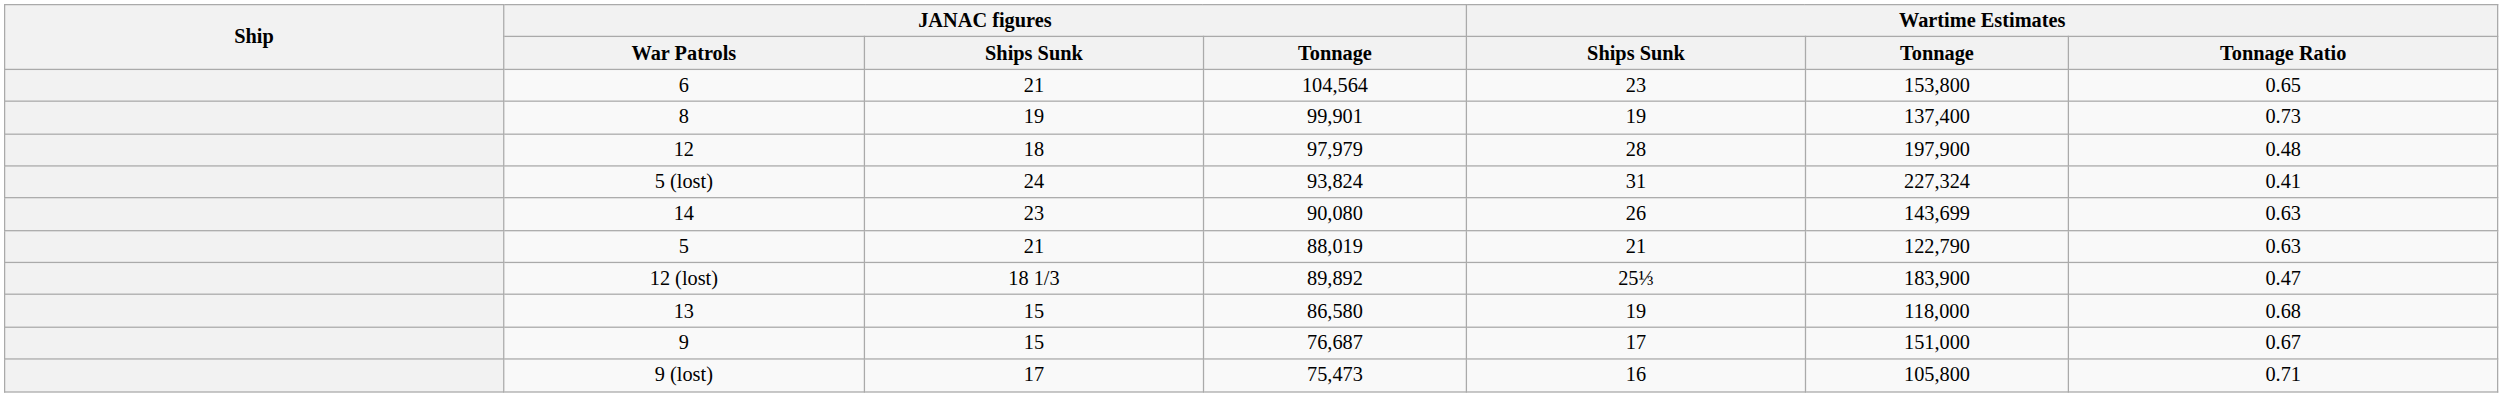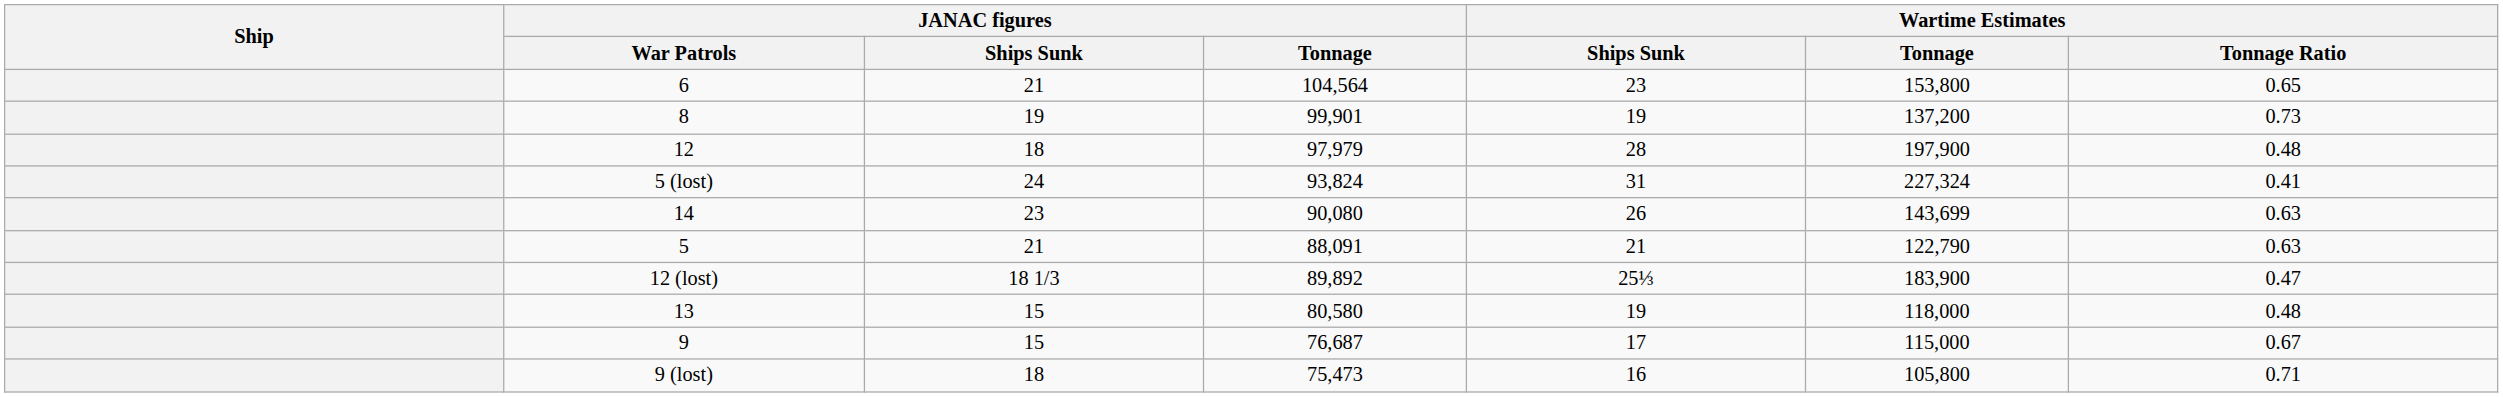(1937, 117) 137,400 -> (1937, 117) 137,200
(1335, 246) 88,019 -> (1335, 246) 88,091
(1335, 310) 86,580 -> (1335, 310) 80,580
(2283, 310) 0.68 -> (2283, 310) 0.48
(1937, 342) 151,000 -> (1937, 342) 115,000
(1034, 375) 17 -> (1034, 375) 18
